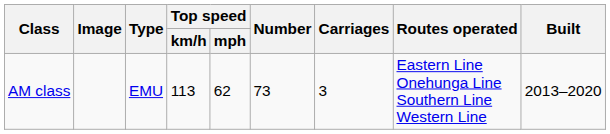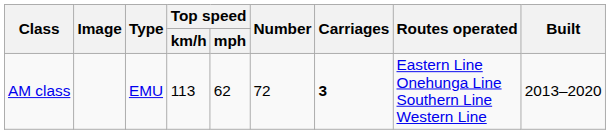(262, 91) 73 -> (262, 91) 72
(323, 91) normal -> (323, 91) bold
